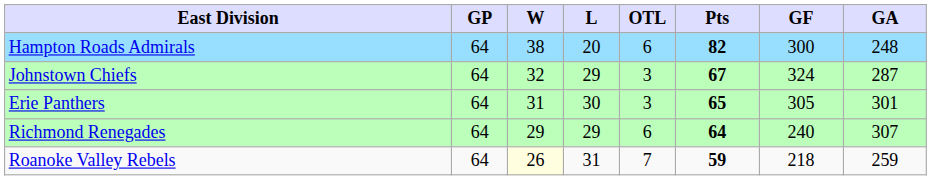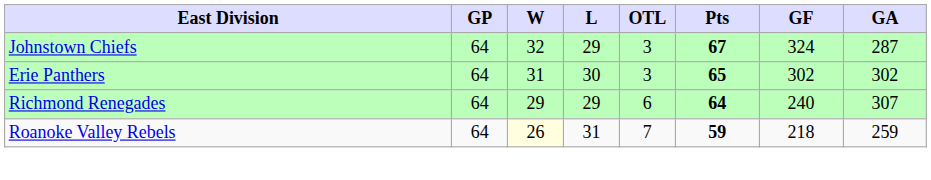- row: (102, 47)
(801, 103) 305 -> (801, 75) 302
(885, 103) 301 -> (885, 75) 302
